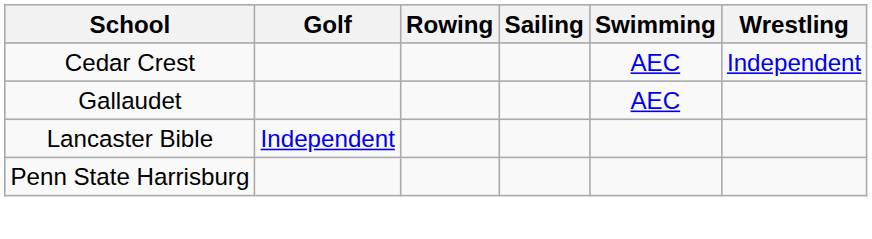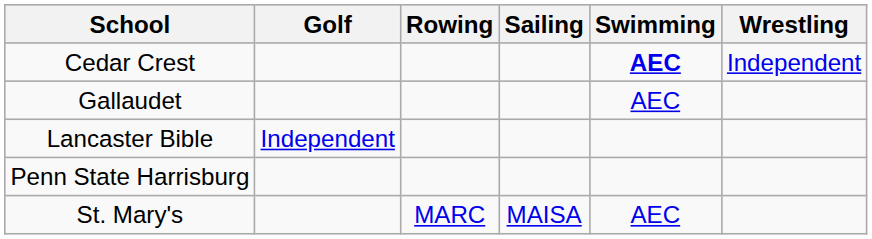(655, 62) normal -> (655, 62) bold
+ row: (130, 215)
